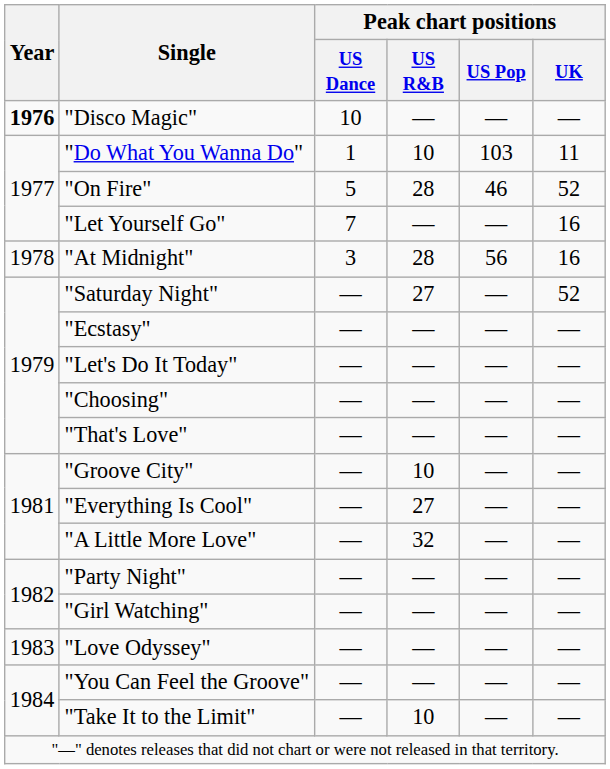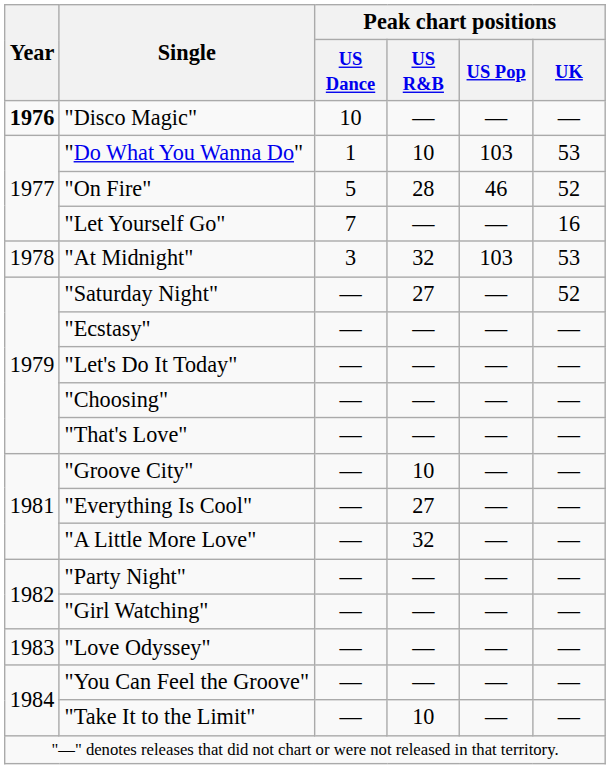(569, 152) 11 -> (569, 152) 53
(423, 258) 28 -> (423, 258) 32
(496, 258) 56 -> (496, 258) 103
(569, 258) 16 -> (569, 258) 53
